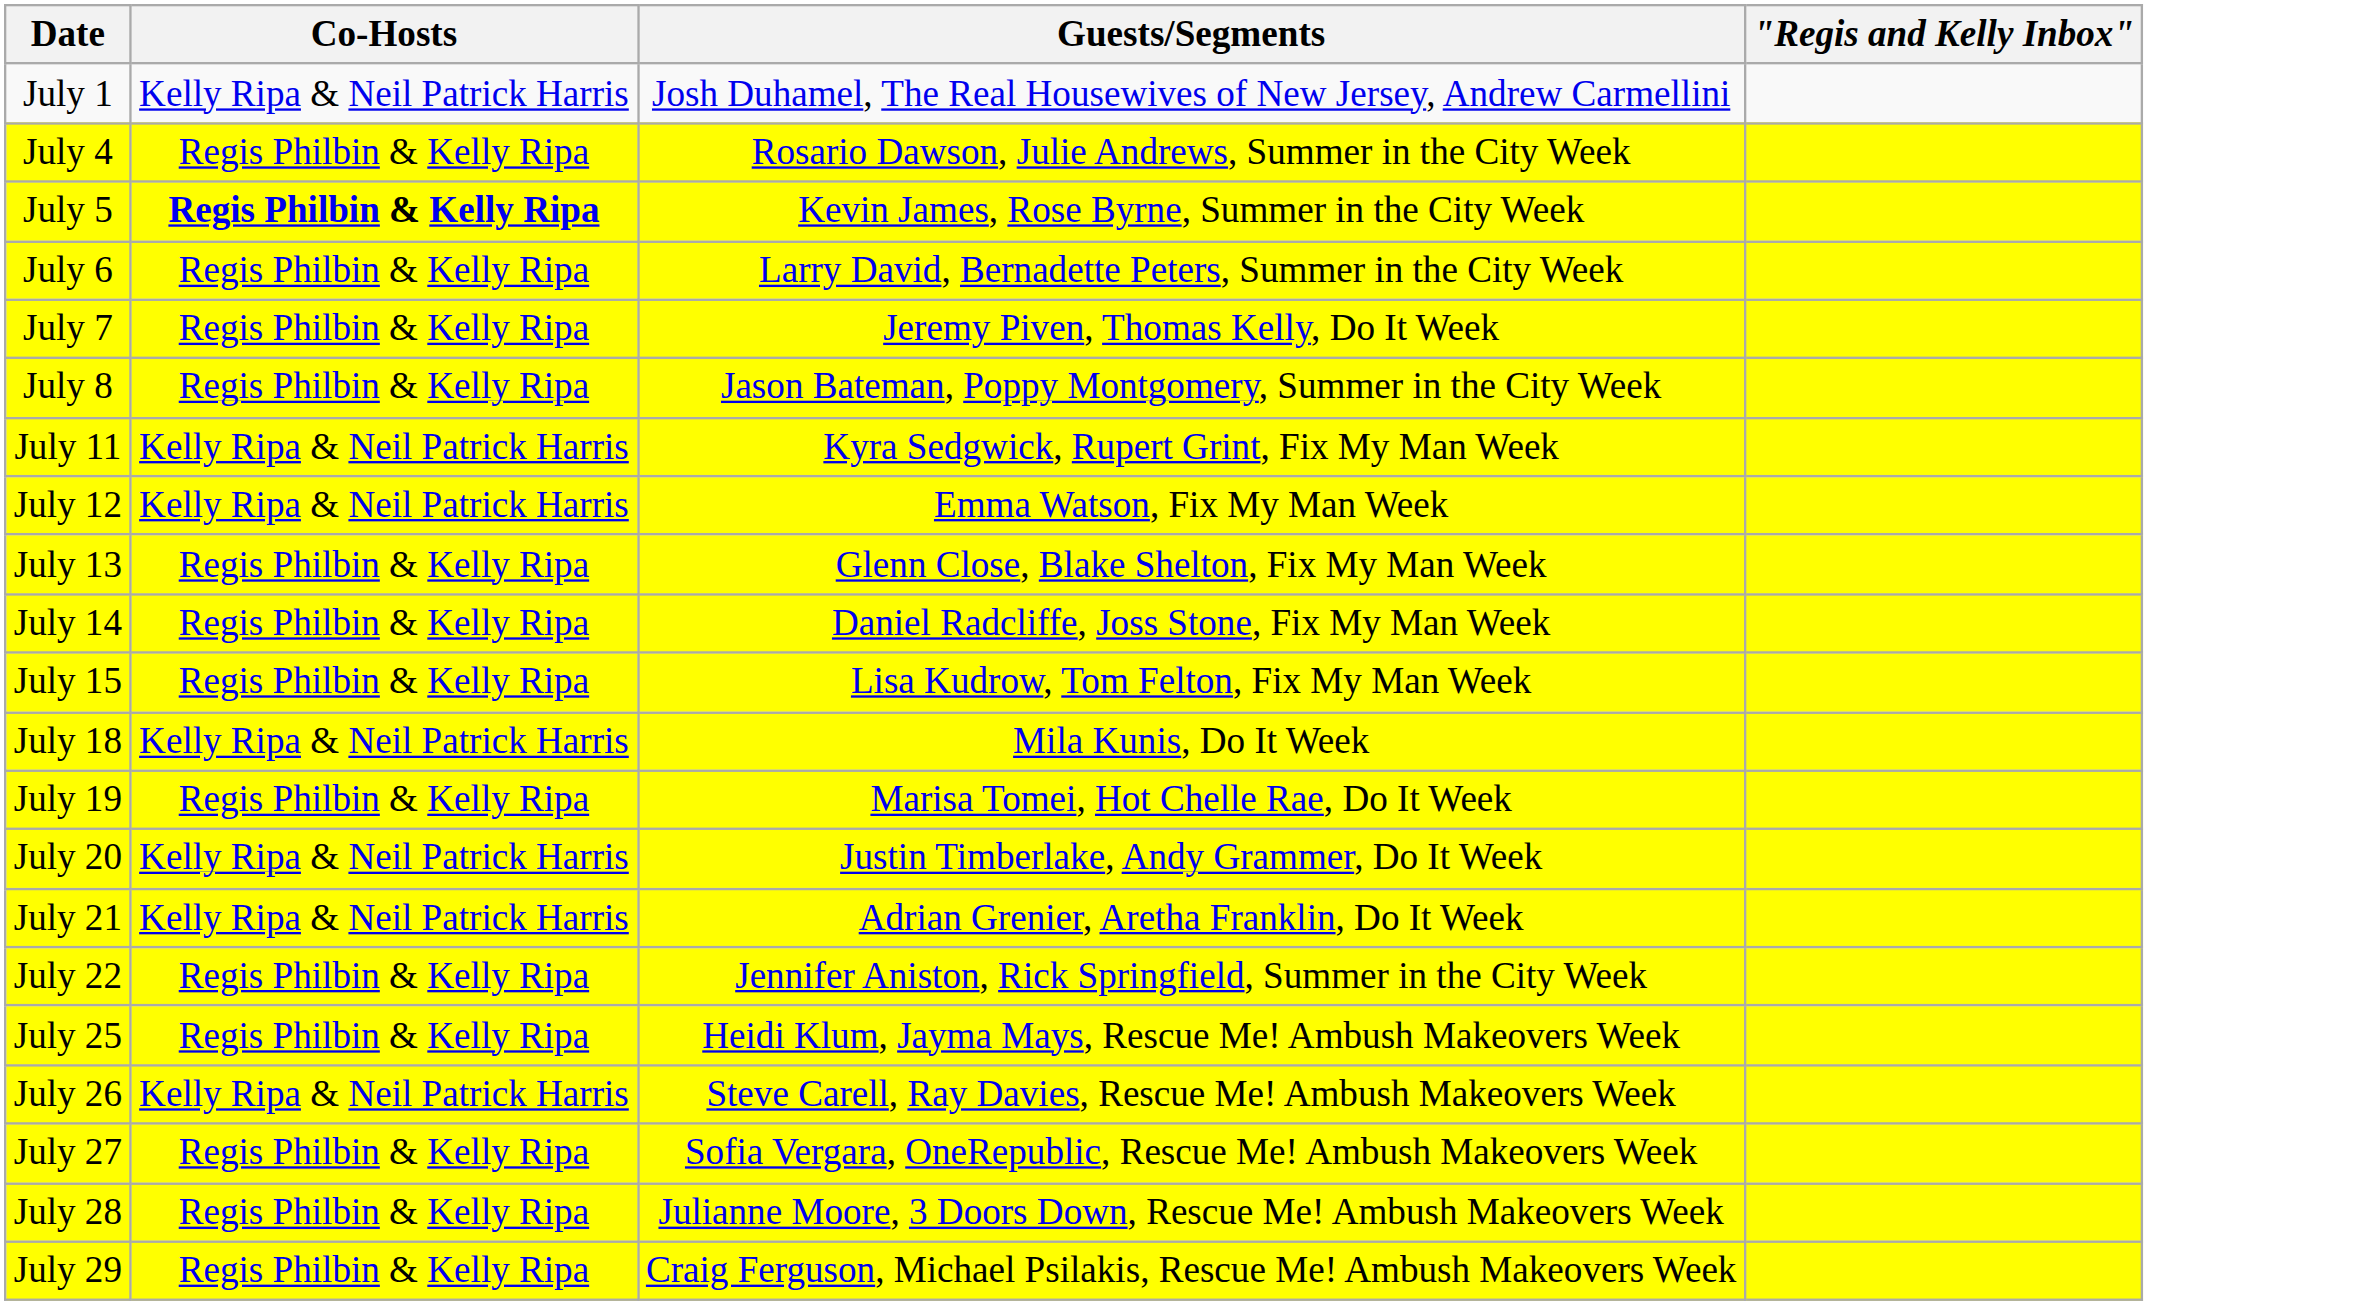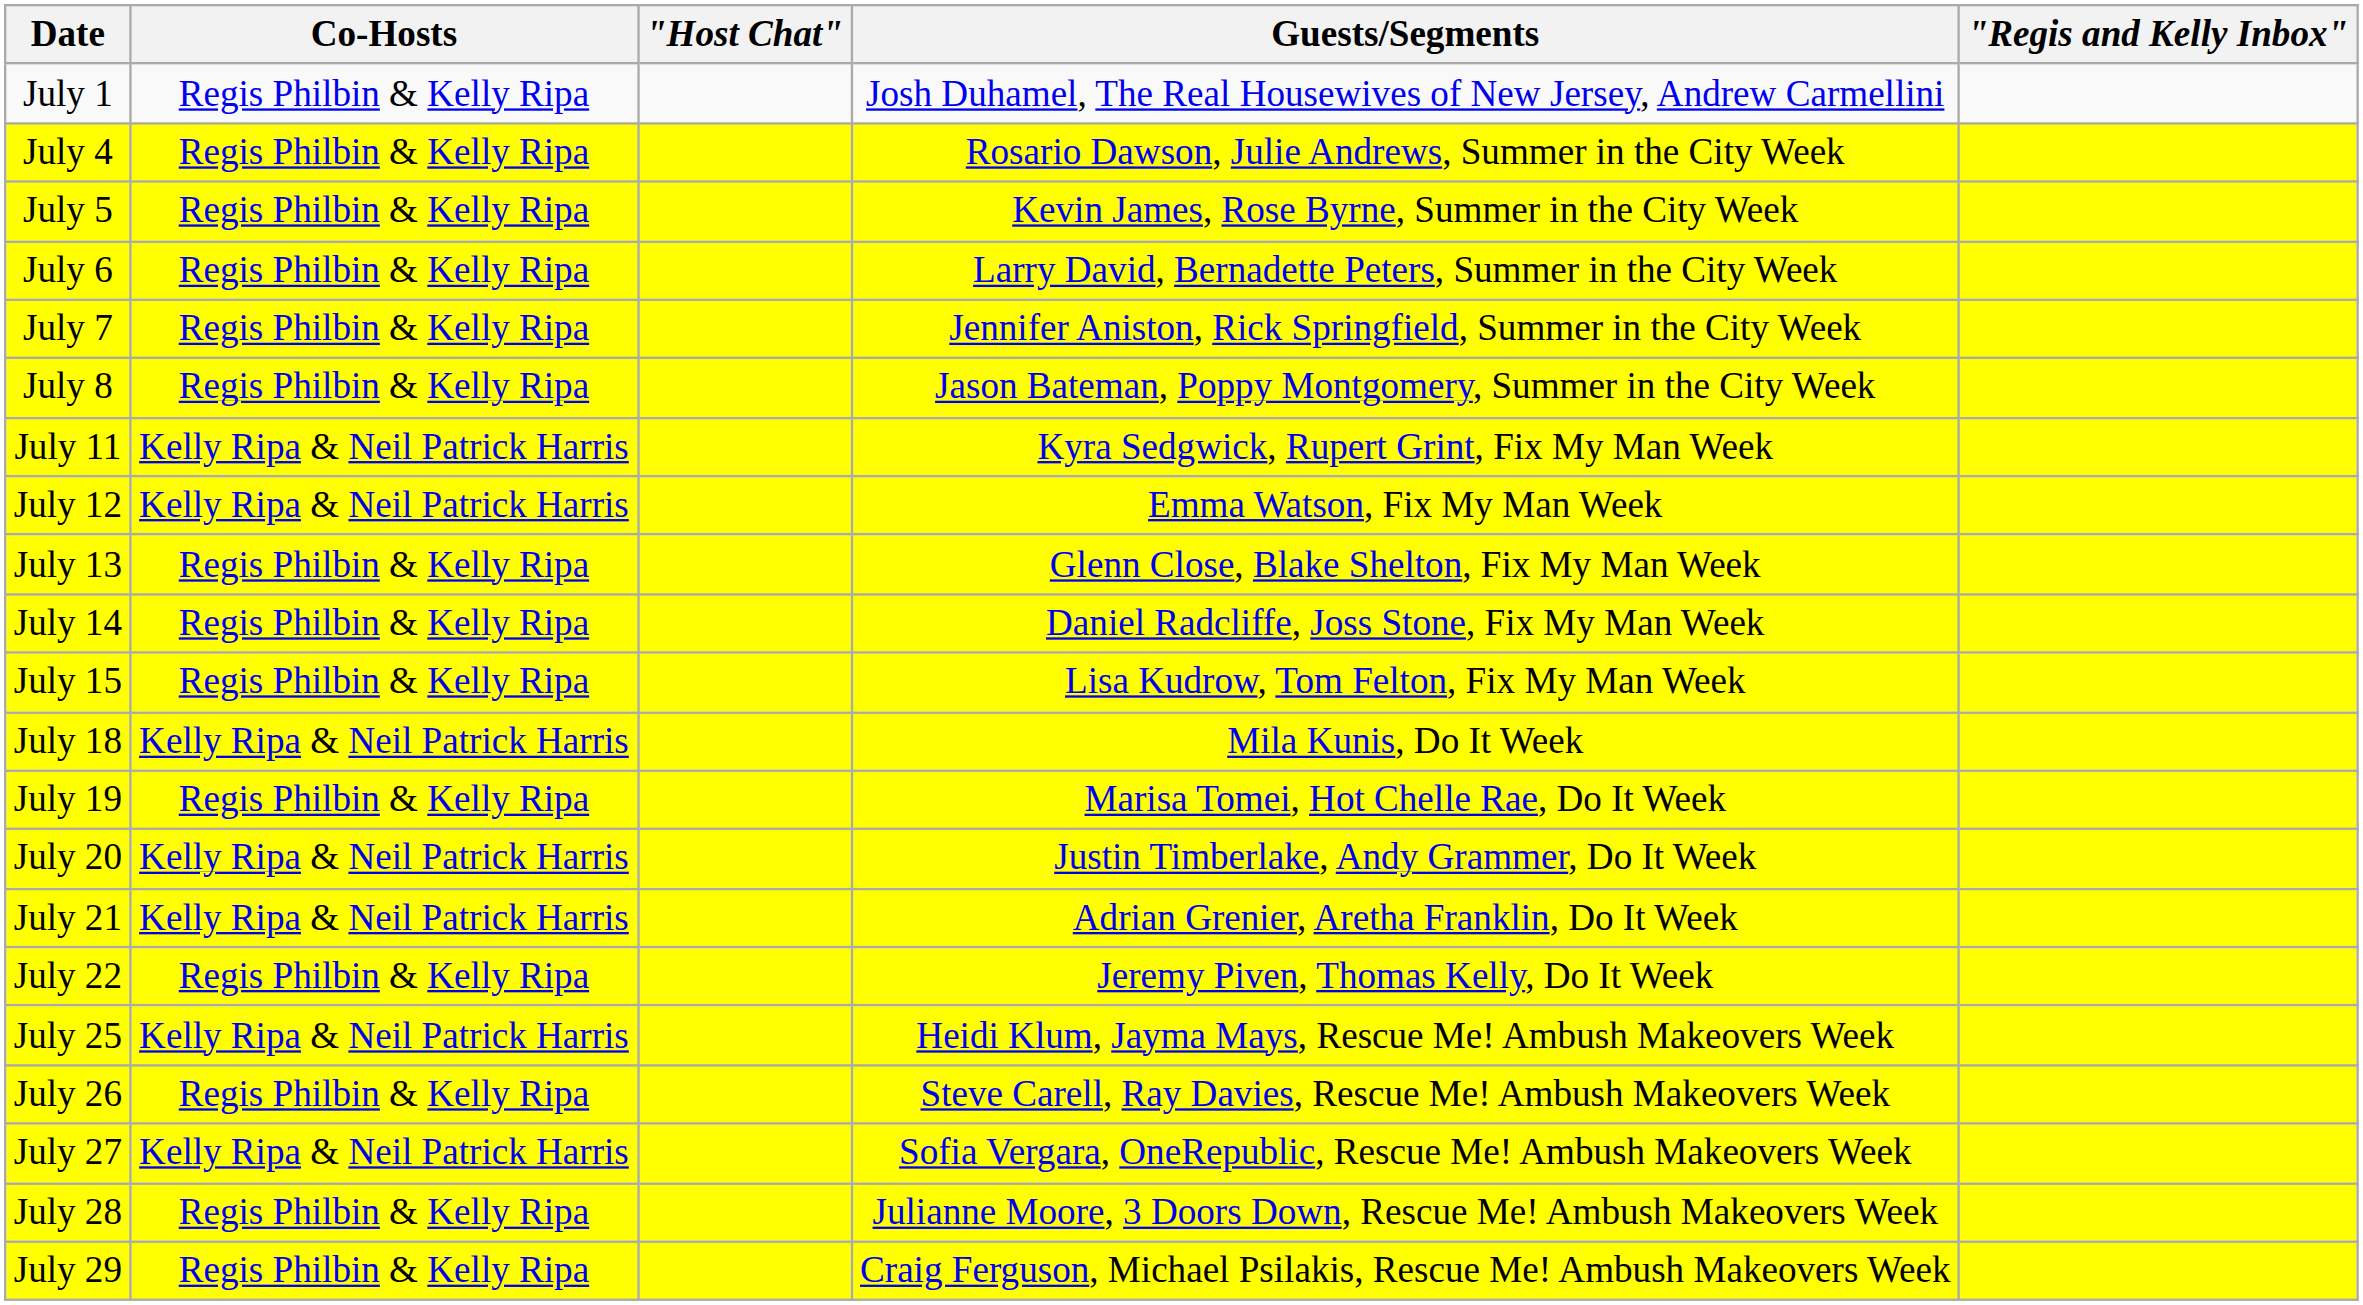+ column: (744, 33)
(384, 92) Kelly Ripa & Neil Patrick Harris -> (384, 92) Regis Philbin & Kelly Ripa
(384, 210) bold -> (384, 210) normal
(1191, 328) Jeremy Piven, Thomas Kelly, Do It Week -> (1405, 328) Jennifer Aniston, Rick Springfield, Summer in the City Week
(1191, 975) Jennifer Aniston, Rick Springfield, Summer in the City Week -> (1405, 975) Jeremy Piven, Thomas Kelly, Do It Week
(384, 1034) Regis Philbin & Kelly Ripa -> (384, 1034) Kelly Ripa & Neil Patrick Harris
(384, 1093) Kelly Ripa & Neil Patrick Harris -> (384, 1093) Regis Philbin & Kelly Ripa
(384, 1152) Regis Philbin & Kelly Ripa -> (384, 1152) Kelly Ripa & Neil Patrick Harris
